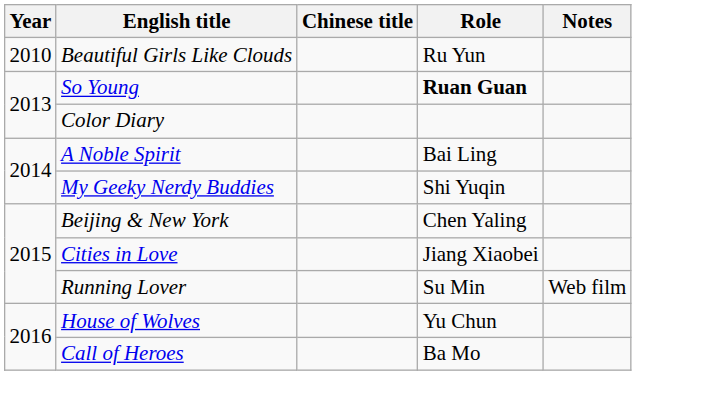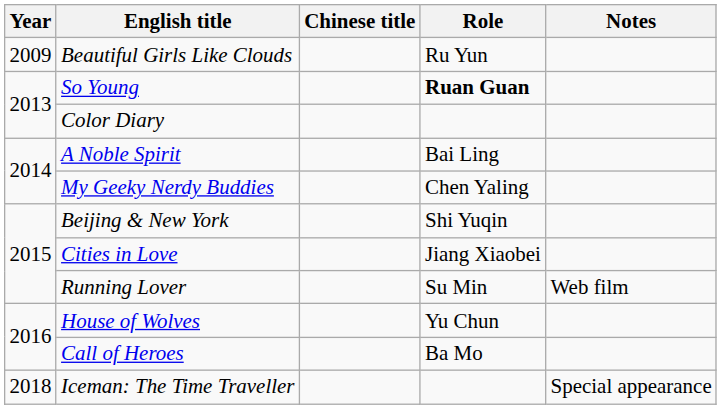(30, 54) 2010 -> (30, 54) 2009
(464, 187) Shi Yuqin -> (477, 187) Chen Yaling
(475, 220) Chen Yaling -> (466, 220) Shi Yuqin
+ row: (178, 386)
